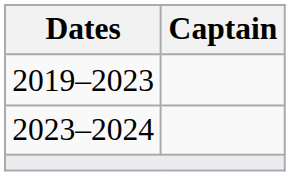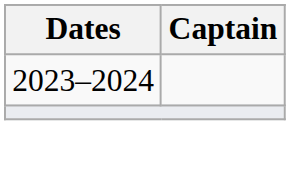- row: (83, 79)
